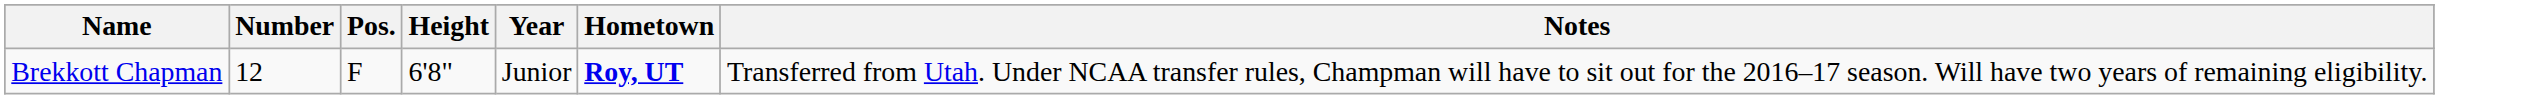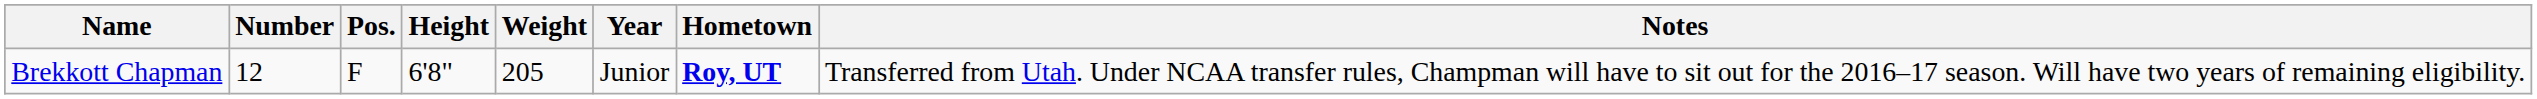+ column: (544, 26)
